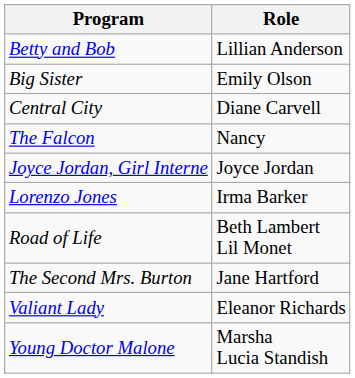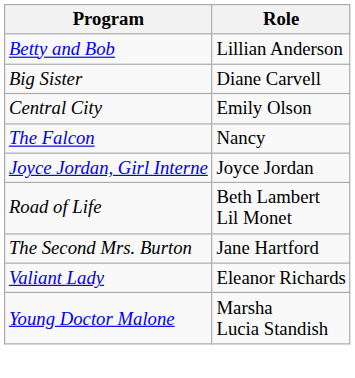(264, 78) Emily Olson -> (269, 78) Diane Carvell
(269, 108) Diane Carvell -> (264, 108) Emily Olson
- row: (63, 197)
